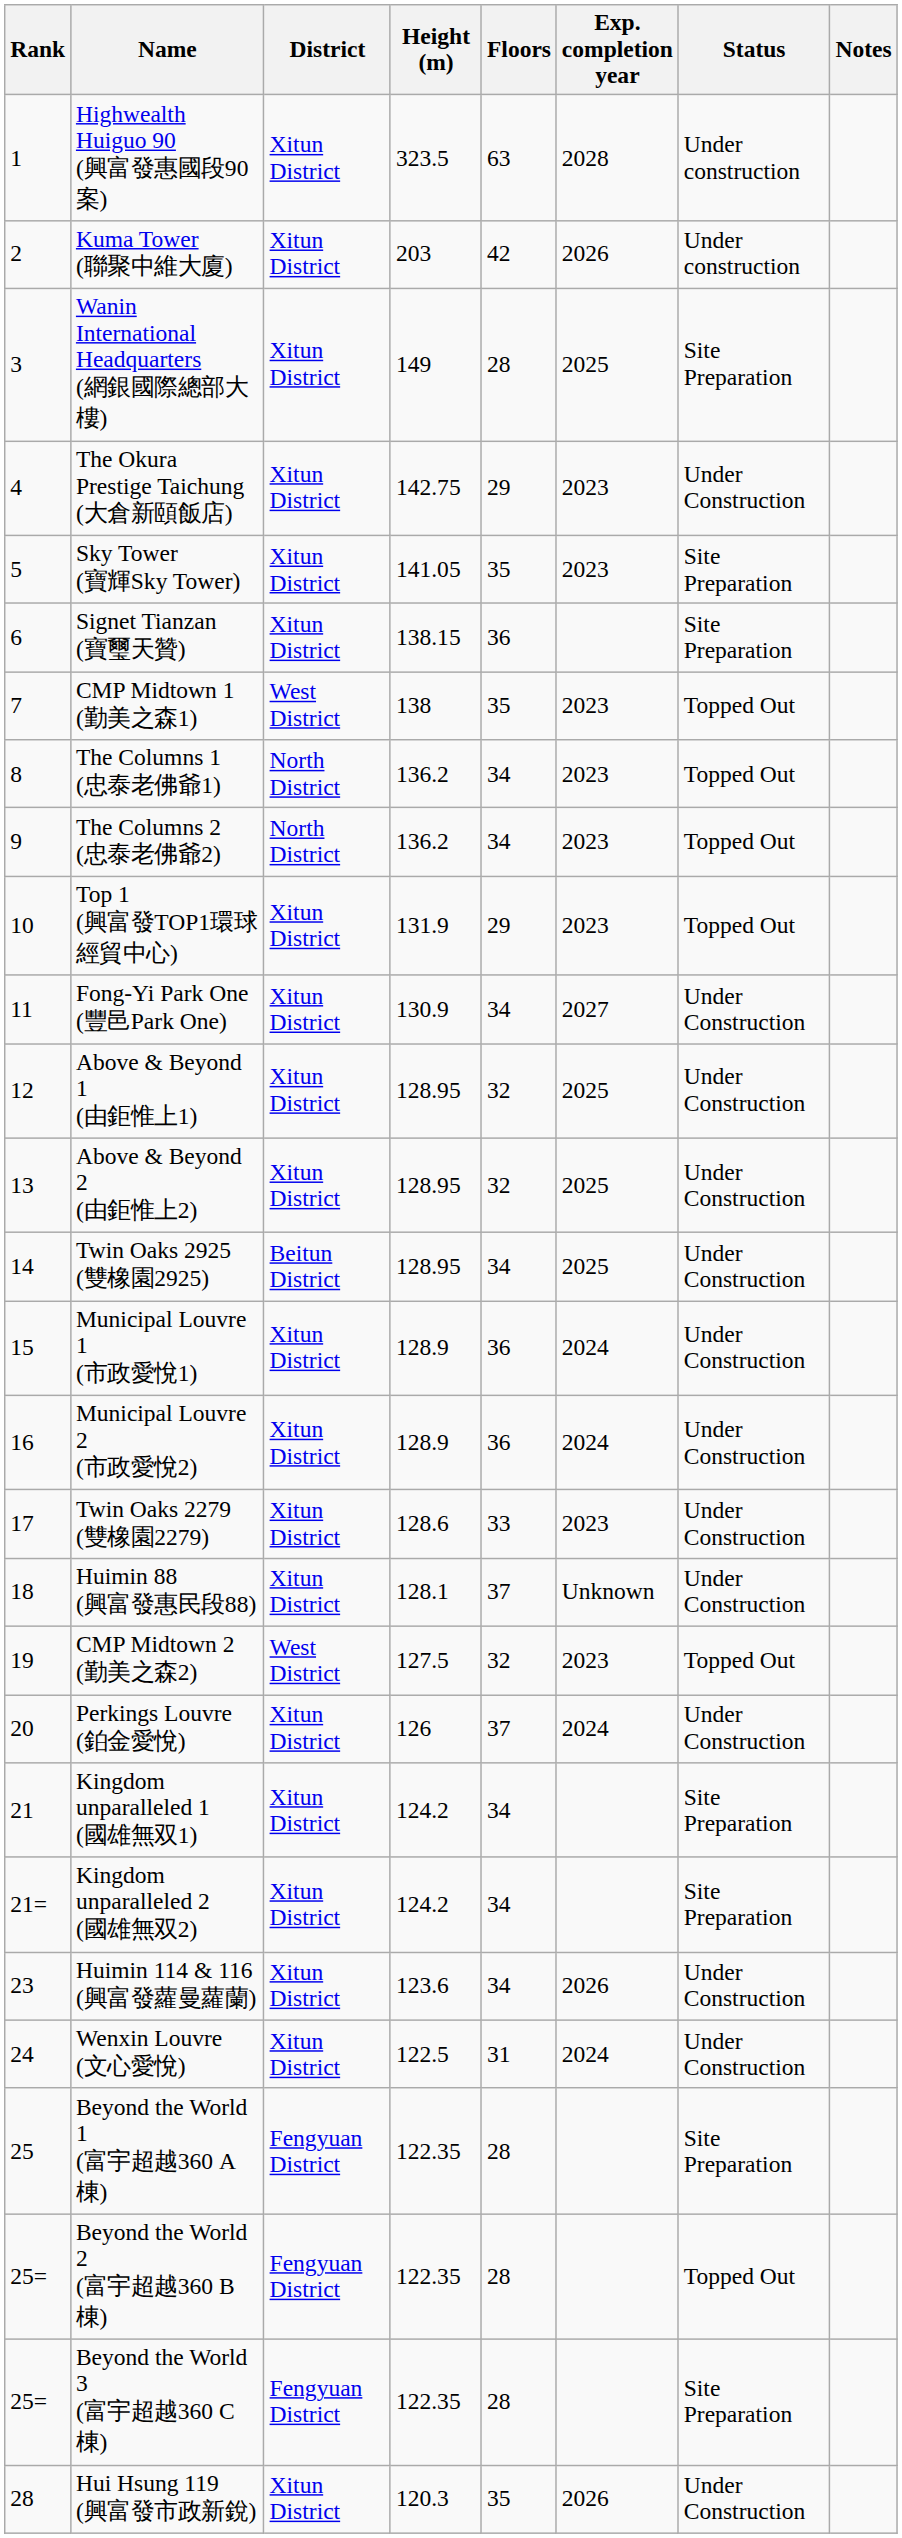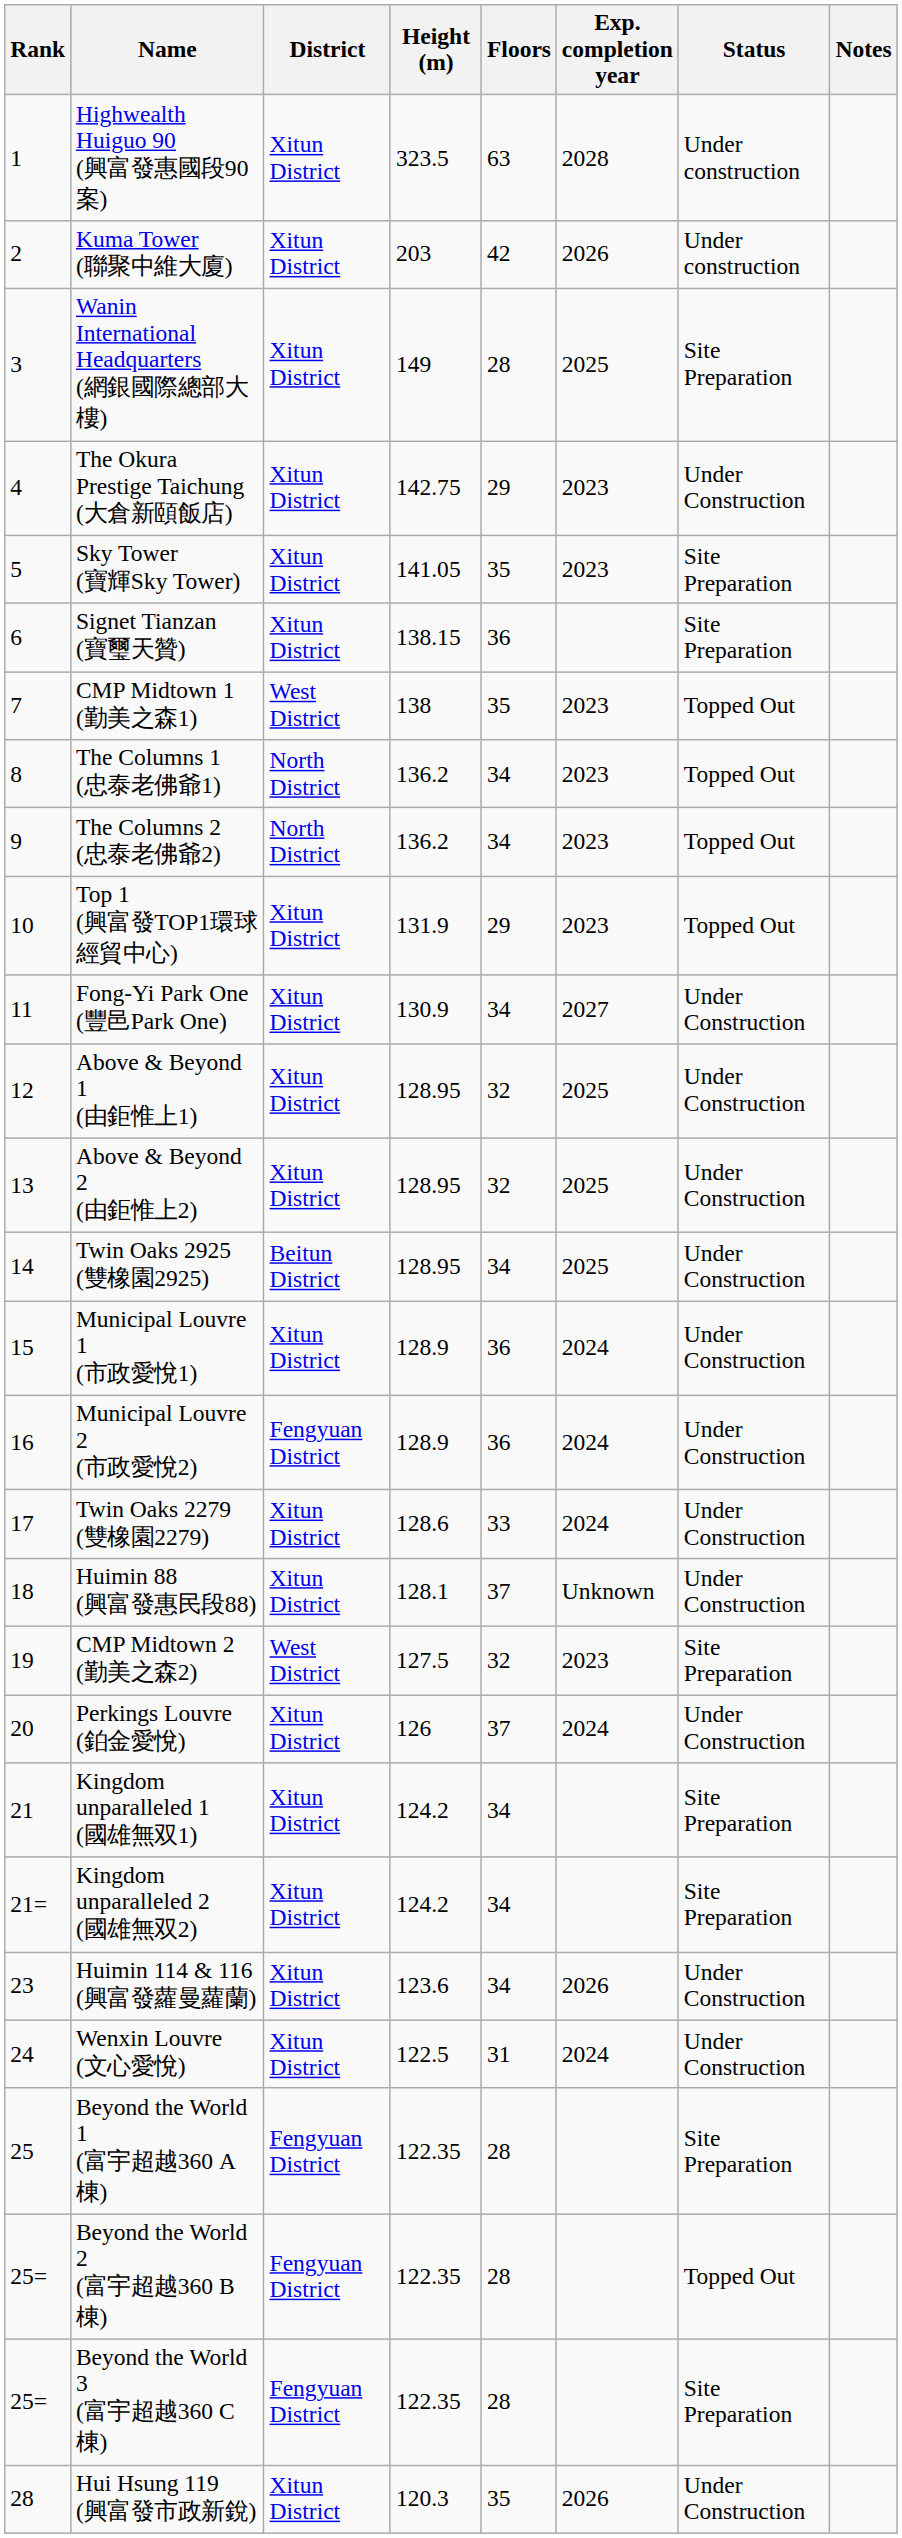(305, 1442) Xitun District -> (316, 1442) Fengyuan District
(585, 1523) 2023 -> (585, 1523) 2024
(739, 1660) Topped Out -> (738, 1660) Site Preparation
